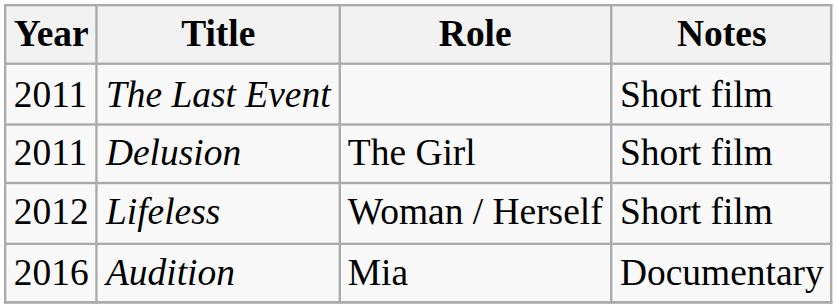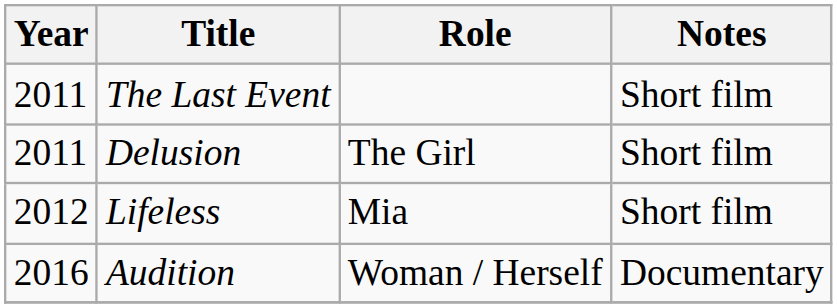(475, 212) Woman / Herself -> (378, 212) Mia
(378, 271) Mia -> (475, 271) Woman / Herself
